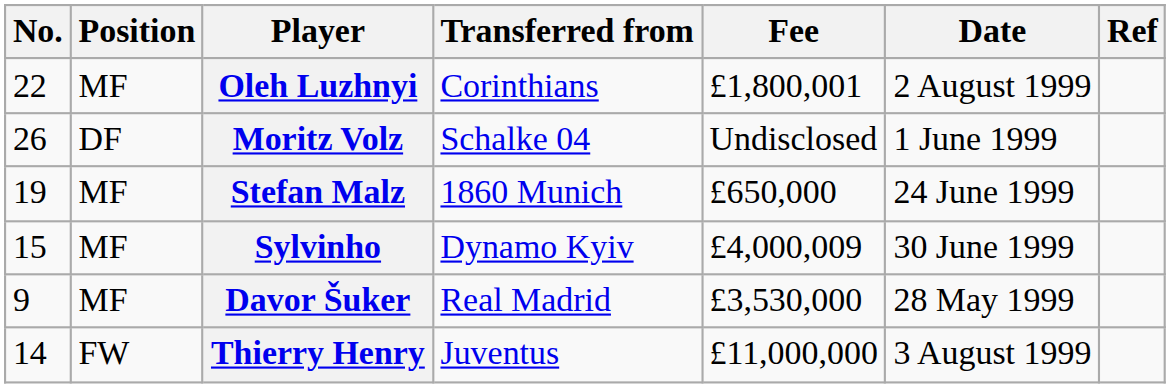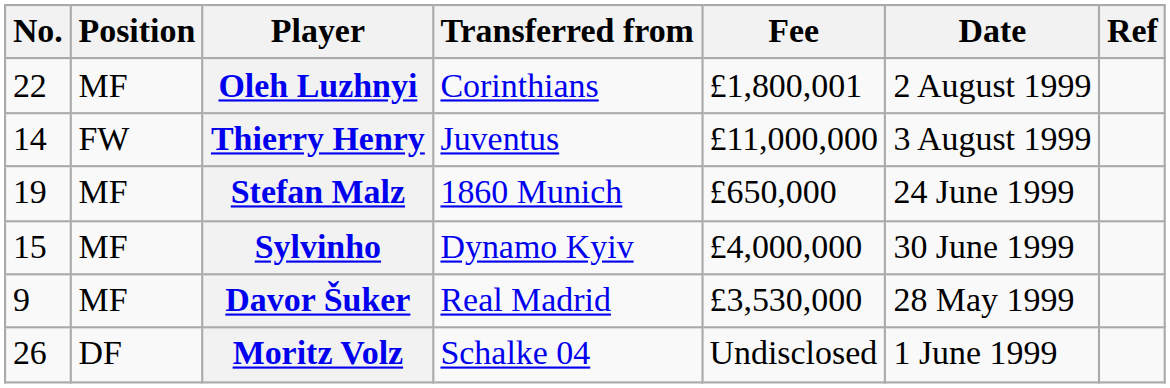rows swapped: (318, 138) <-> (318, 354)
(786, 246) £4,000,009 -> (786, 246) £4,000,000
